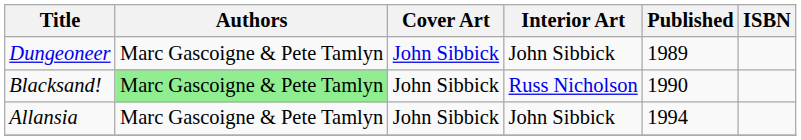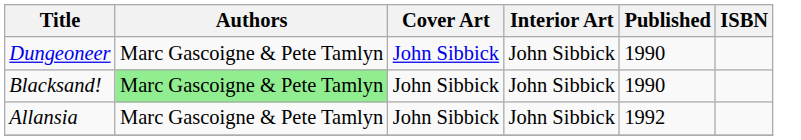(668, 53) 1989 -> (645, 53) 1990
(573, 85) Russ Nicholson -> (562, 85) John Sibbick
(668, 118) 1994 -> (645, 118) 1992
